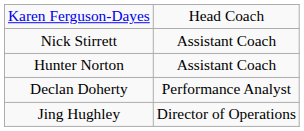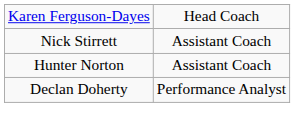- row: (79, 114)
